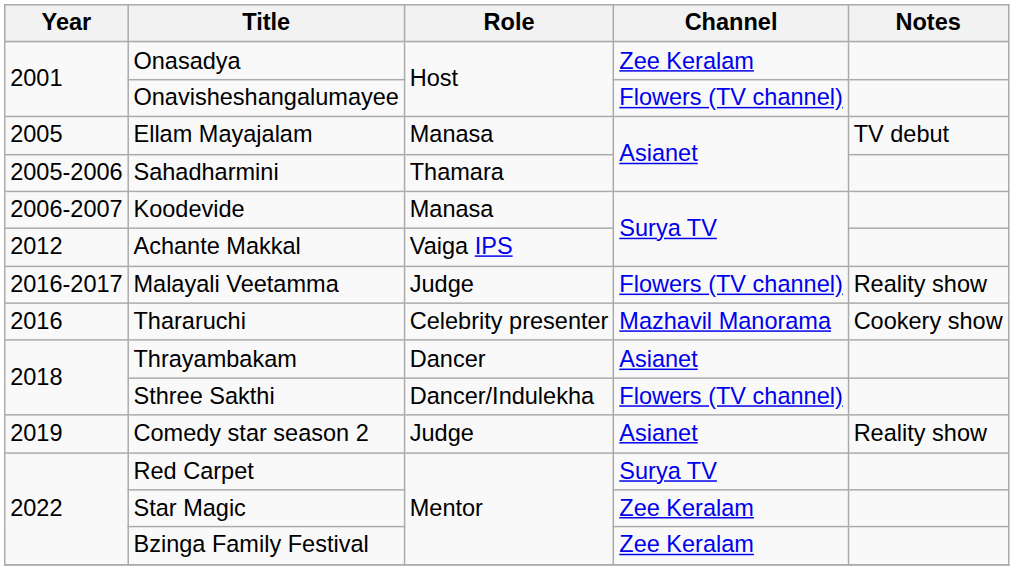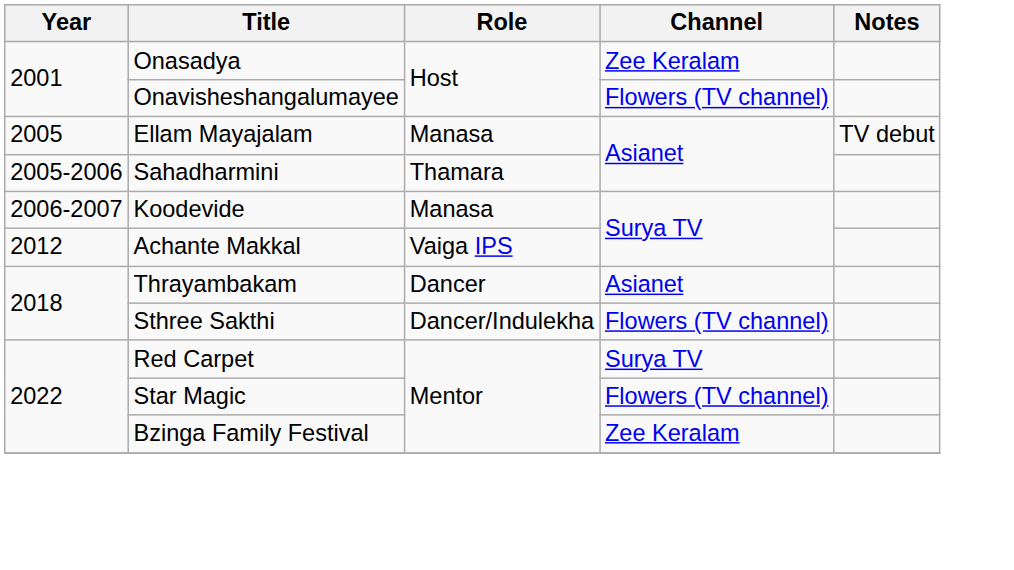- row: (236, 284)
- row: (190, 321)
- row: (251, 433)
(687, 508) Zee Keralam -> (717, 396) Flowers (TV channel)
